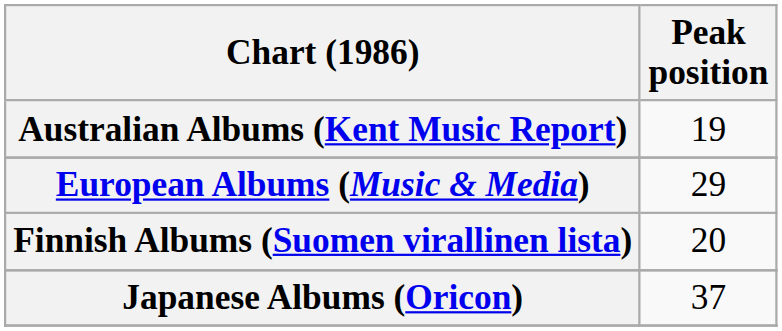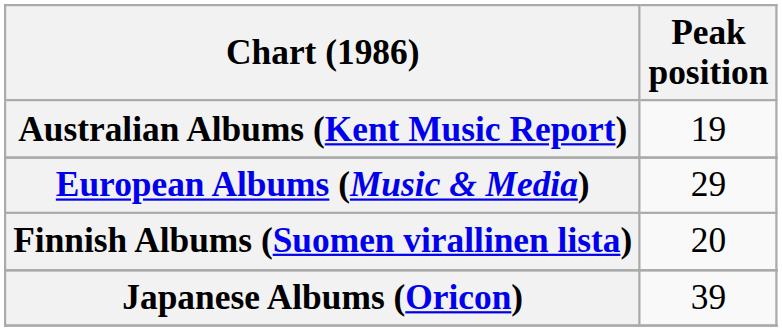(708, 296) 37 -> (708, 296) 39
